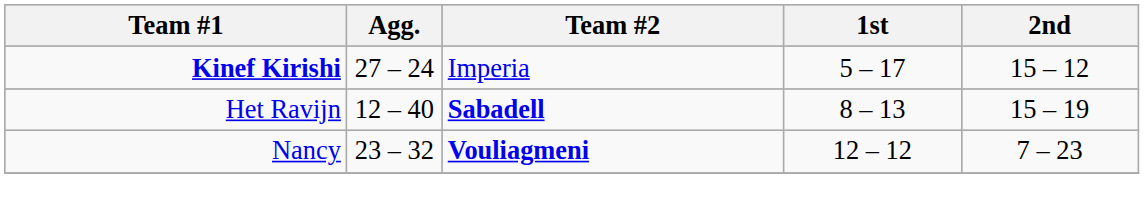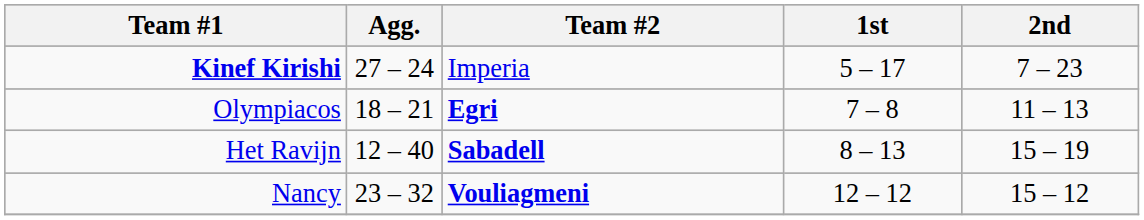(1050, 67) 15 – 12 -> (1050, 67) 7 – 23
+ row: (277, 109)
(1050, 151) 7 – 23 -> (1050, 192) 15 – 12
